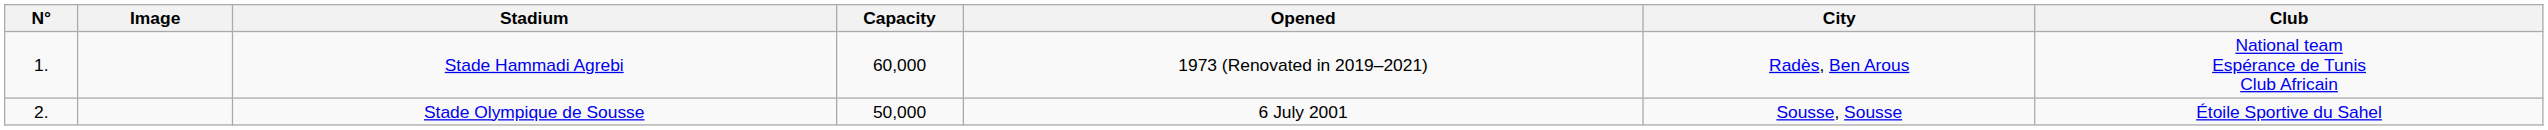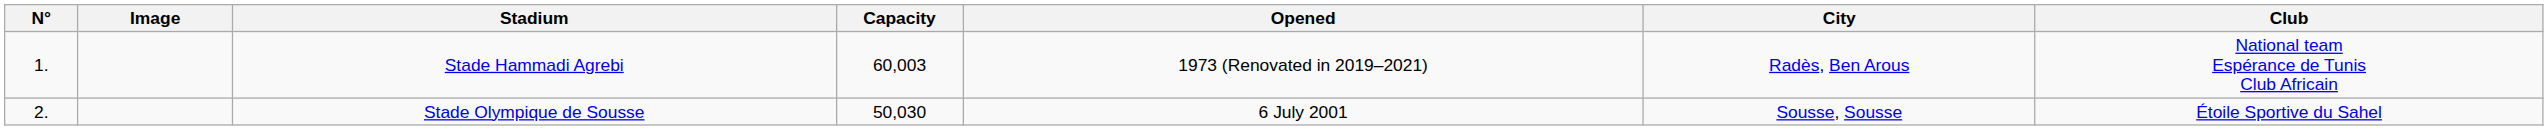(900, 65) 60,000 -> (900, 65) 60,003
(900, 111) 50,000 -> (900, 111) 50,030
